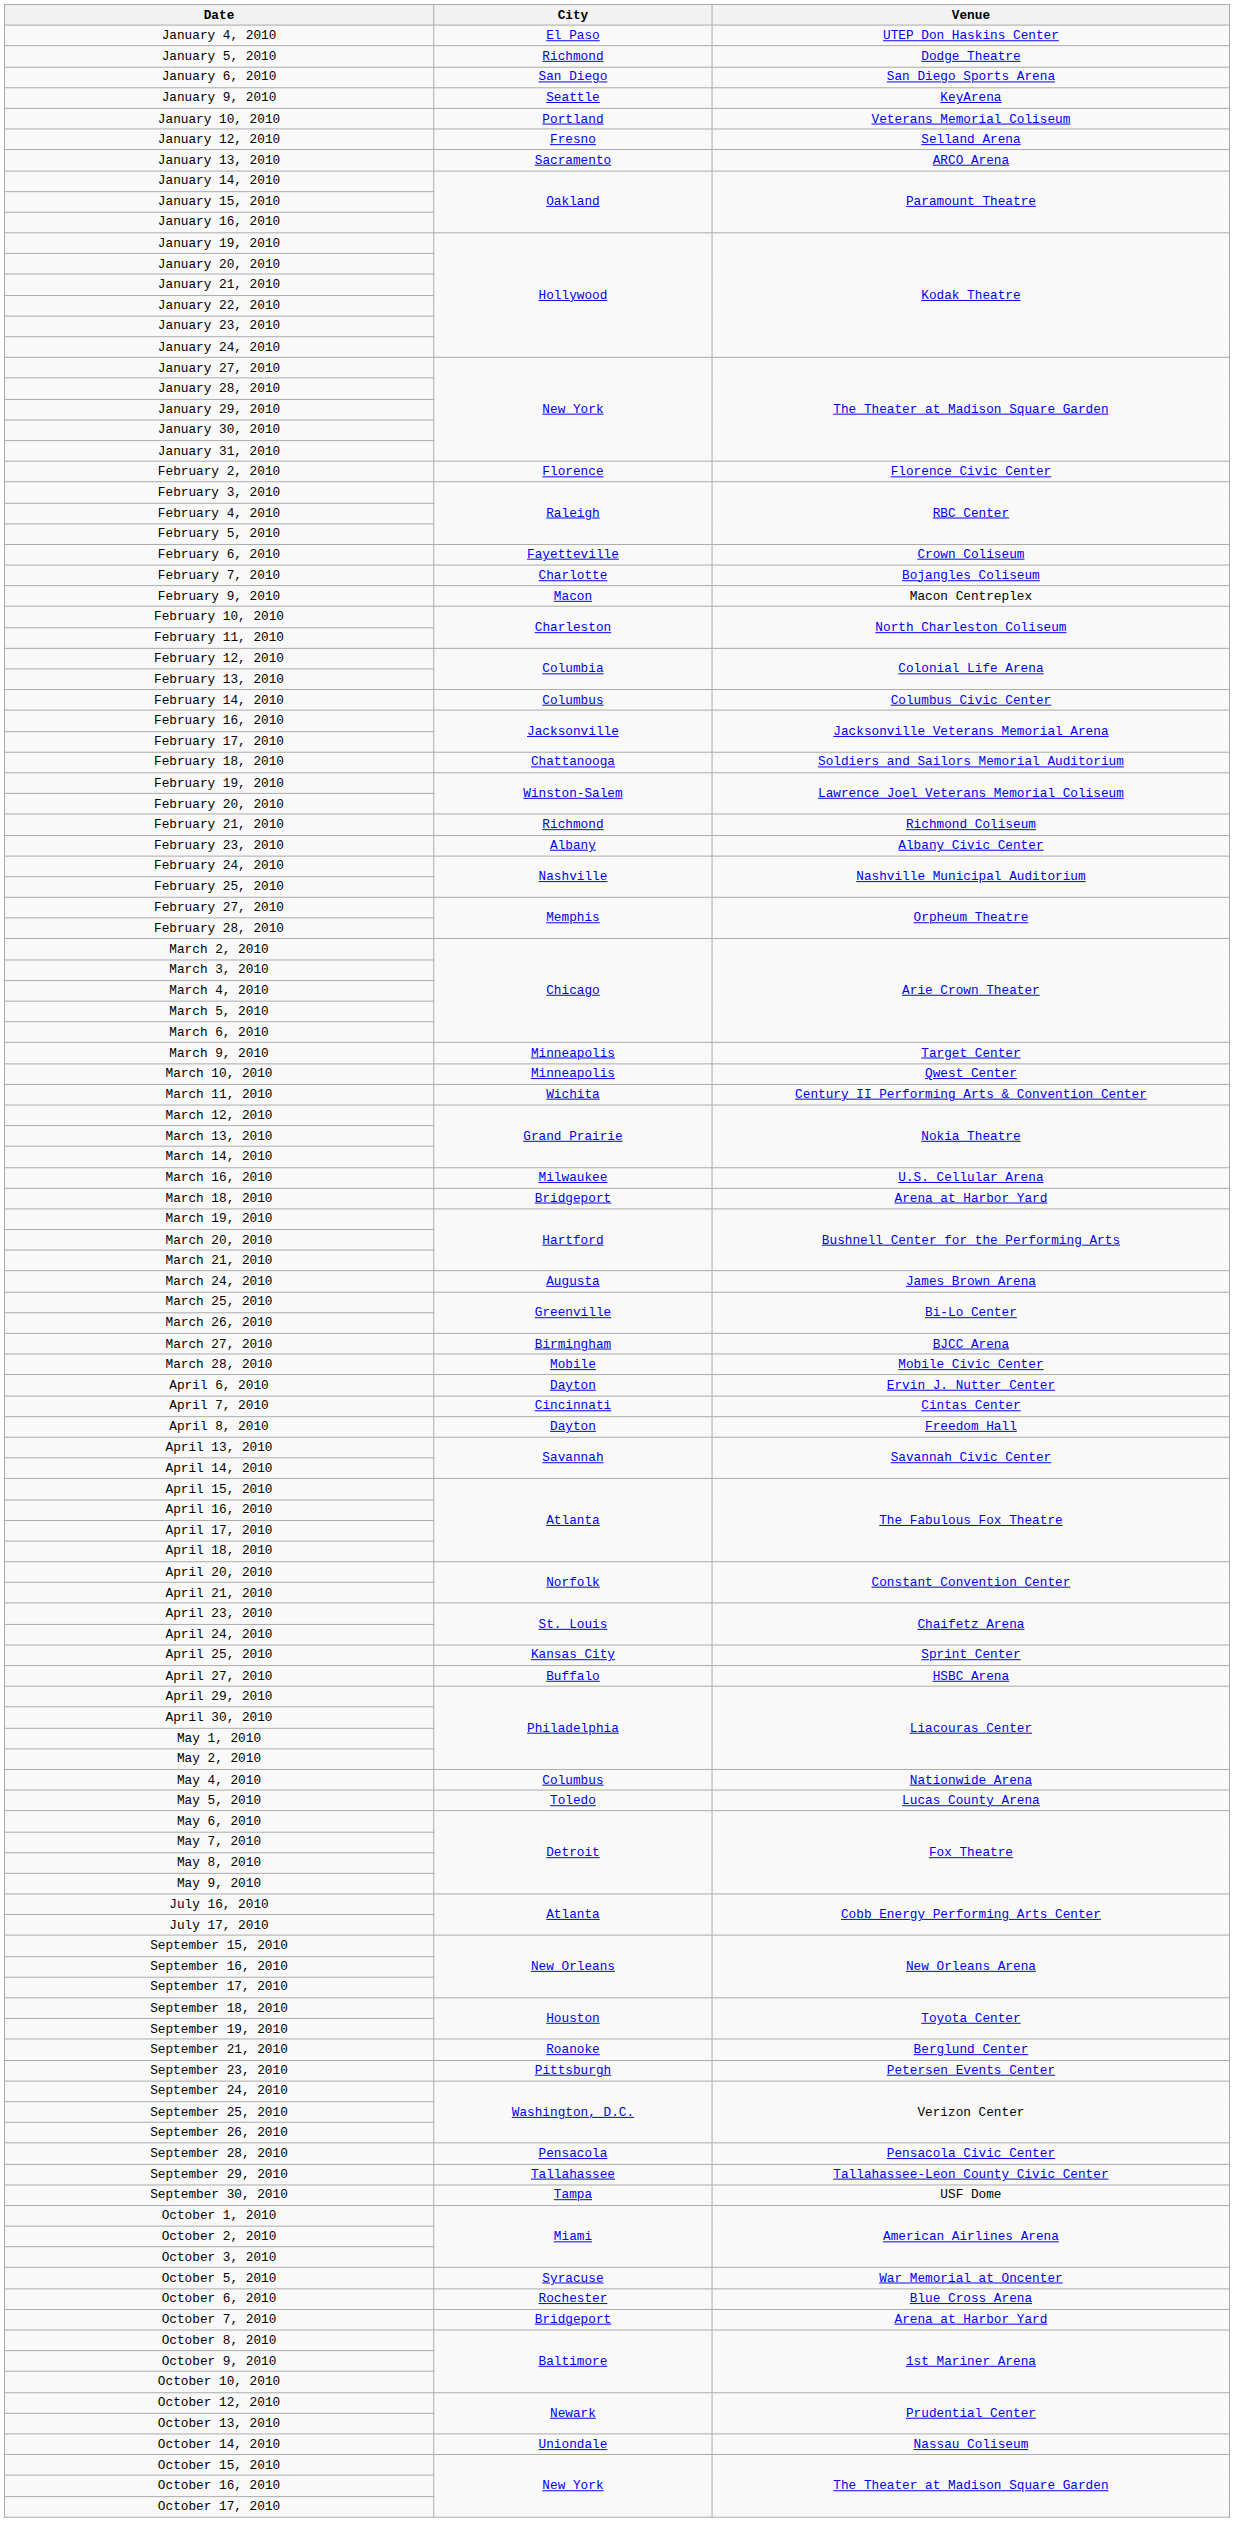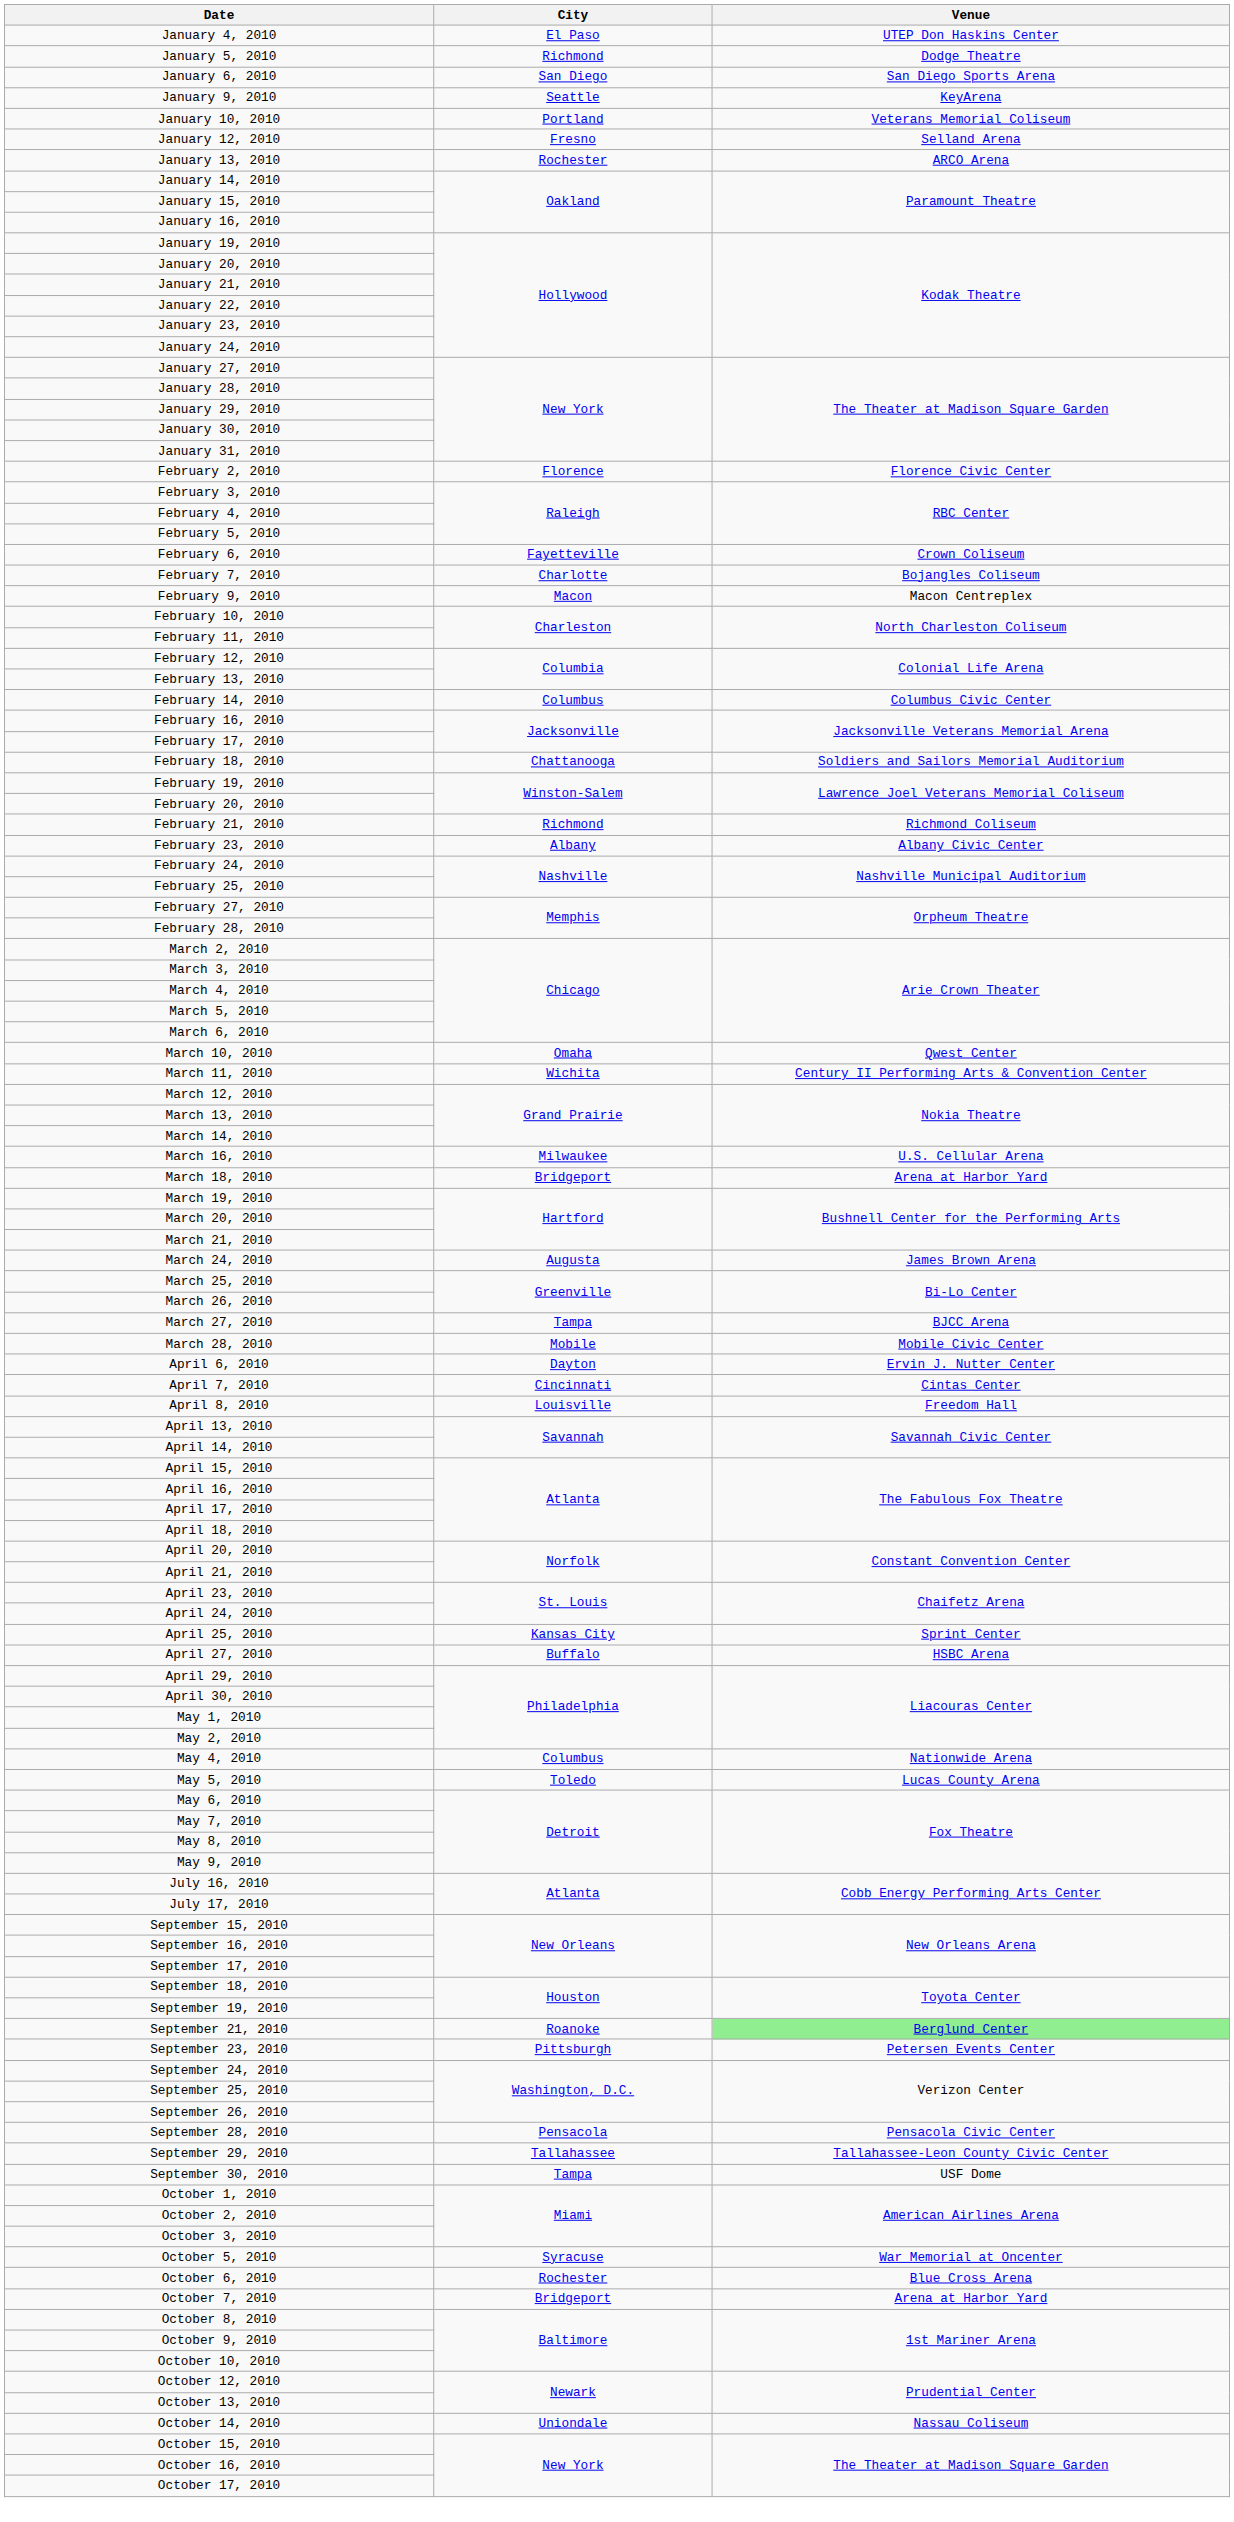(573, 160) Sacramento -> (573, 160) Rochester
- row: (219, 1053)
(573, 1074) Minneapolis -> (573, 1053) Omaha
(573, 1344) Birmingham -> (573, 1323) Tampa
(573, 1427) Dayton -> (573, 1406) Louisville
(971, 2050) no background -> (971, 2029) lightgreen background
